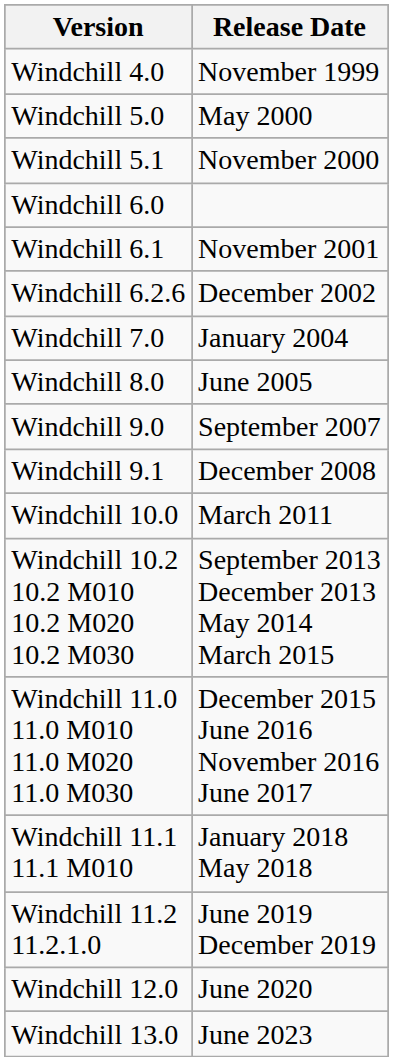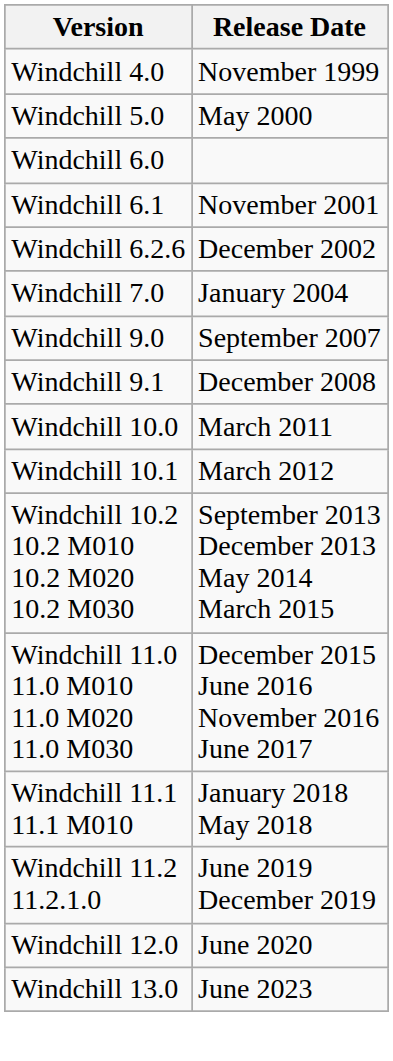- row: (88, 159)
- row: (88, 381)
+ row: (95, 470)
